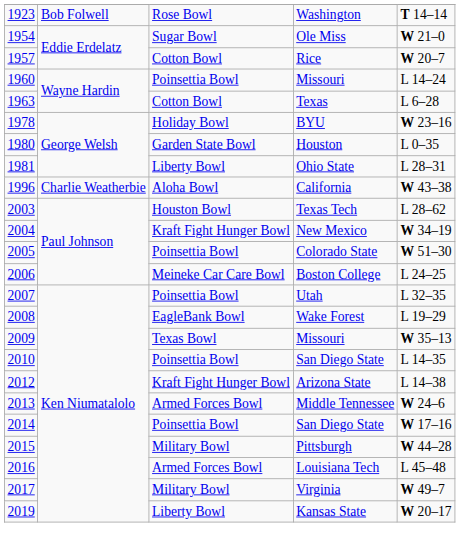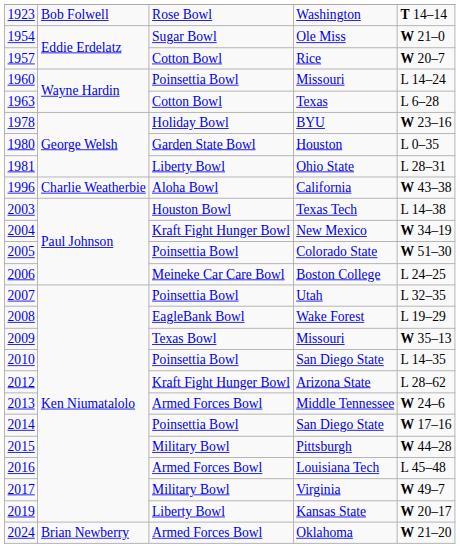(423, 209) L 28–62 -> (423, 209) L 14–38
(423, 381) L 14–38 -> (423, 381) L 28–62
+ row: (21, 532)
